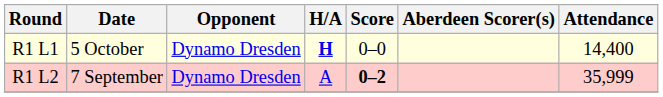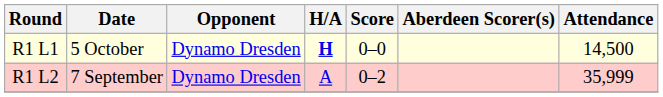(608, 48) 14,400 -> (608, 48) 14,500
(372, 77) bold -> (372, 77) normal
